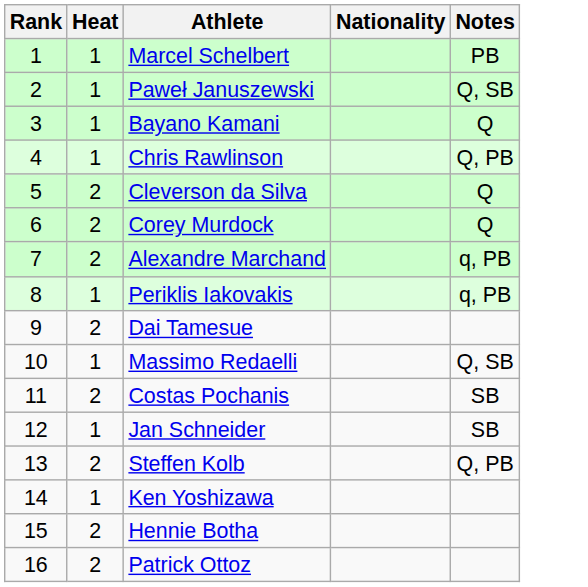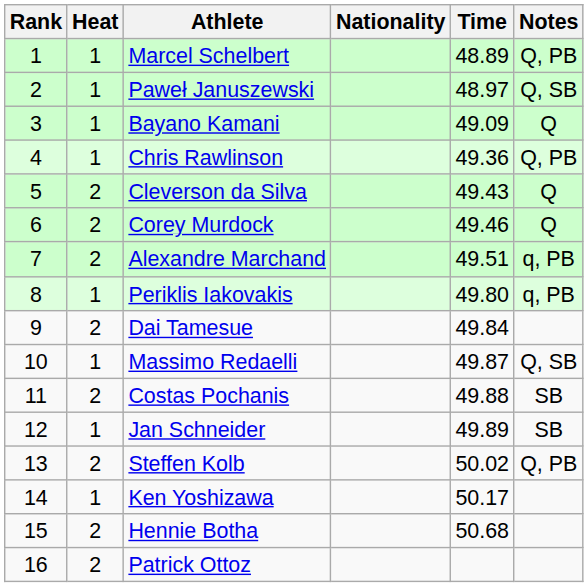+ column: (482, 22)
(485, 56) PB -> (549, 56) Q, PB
